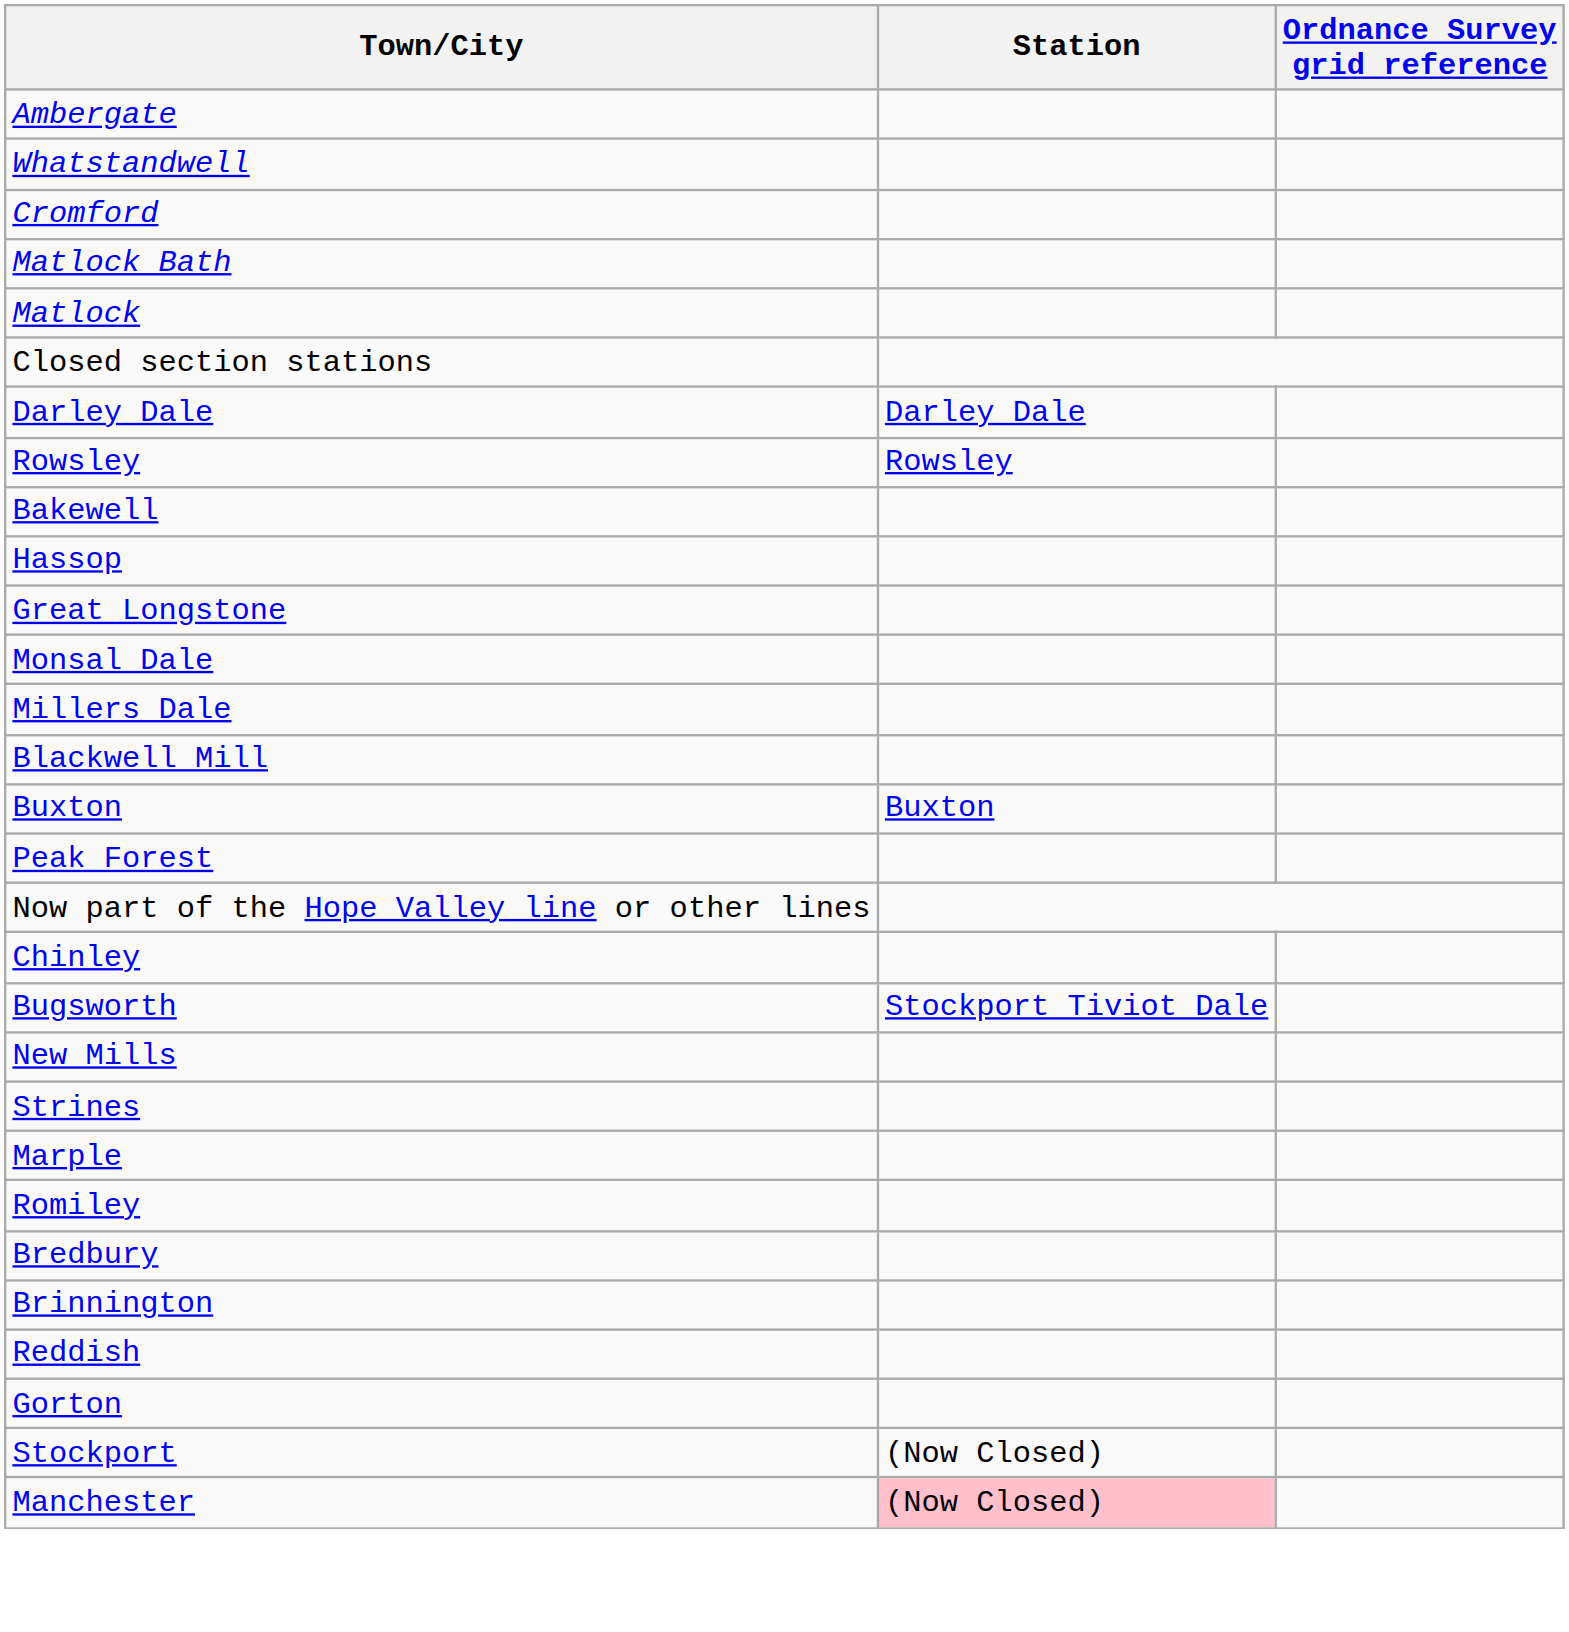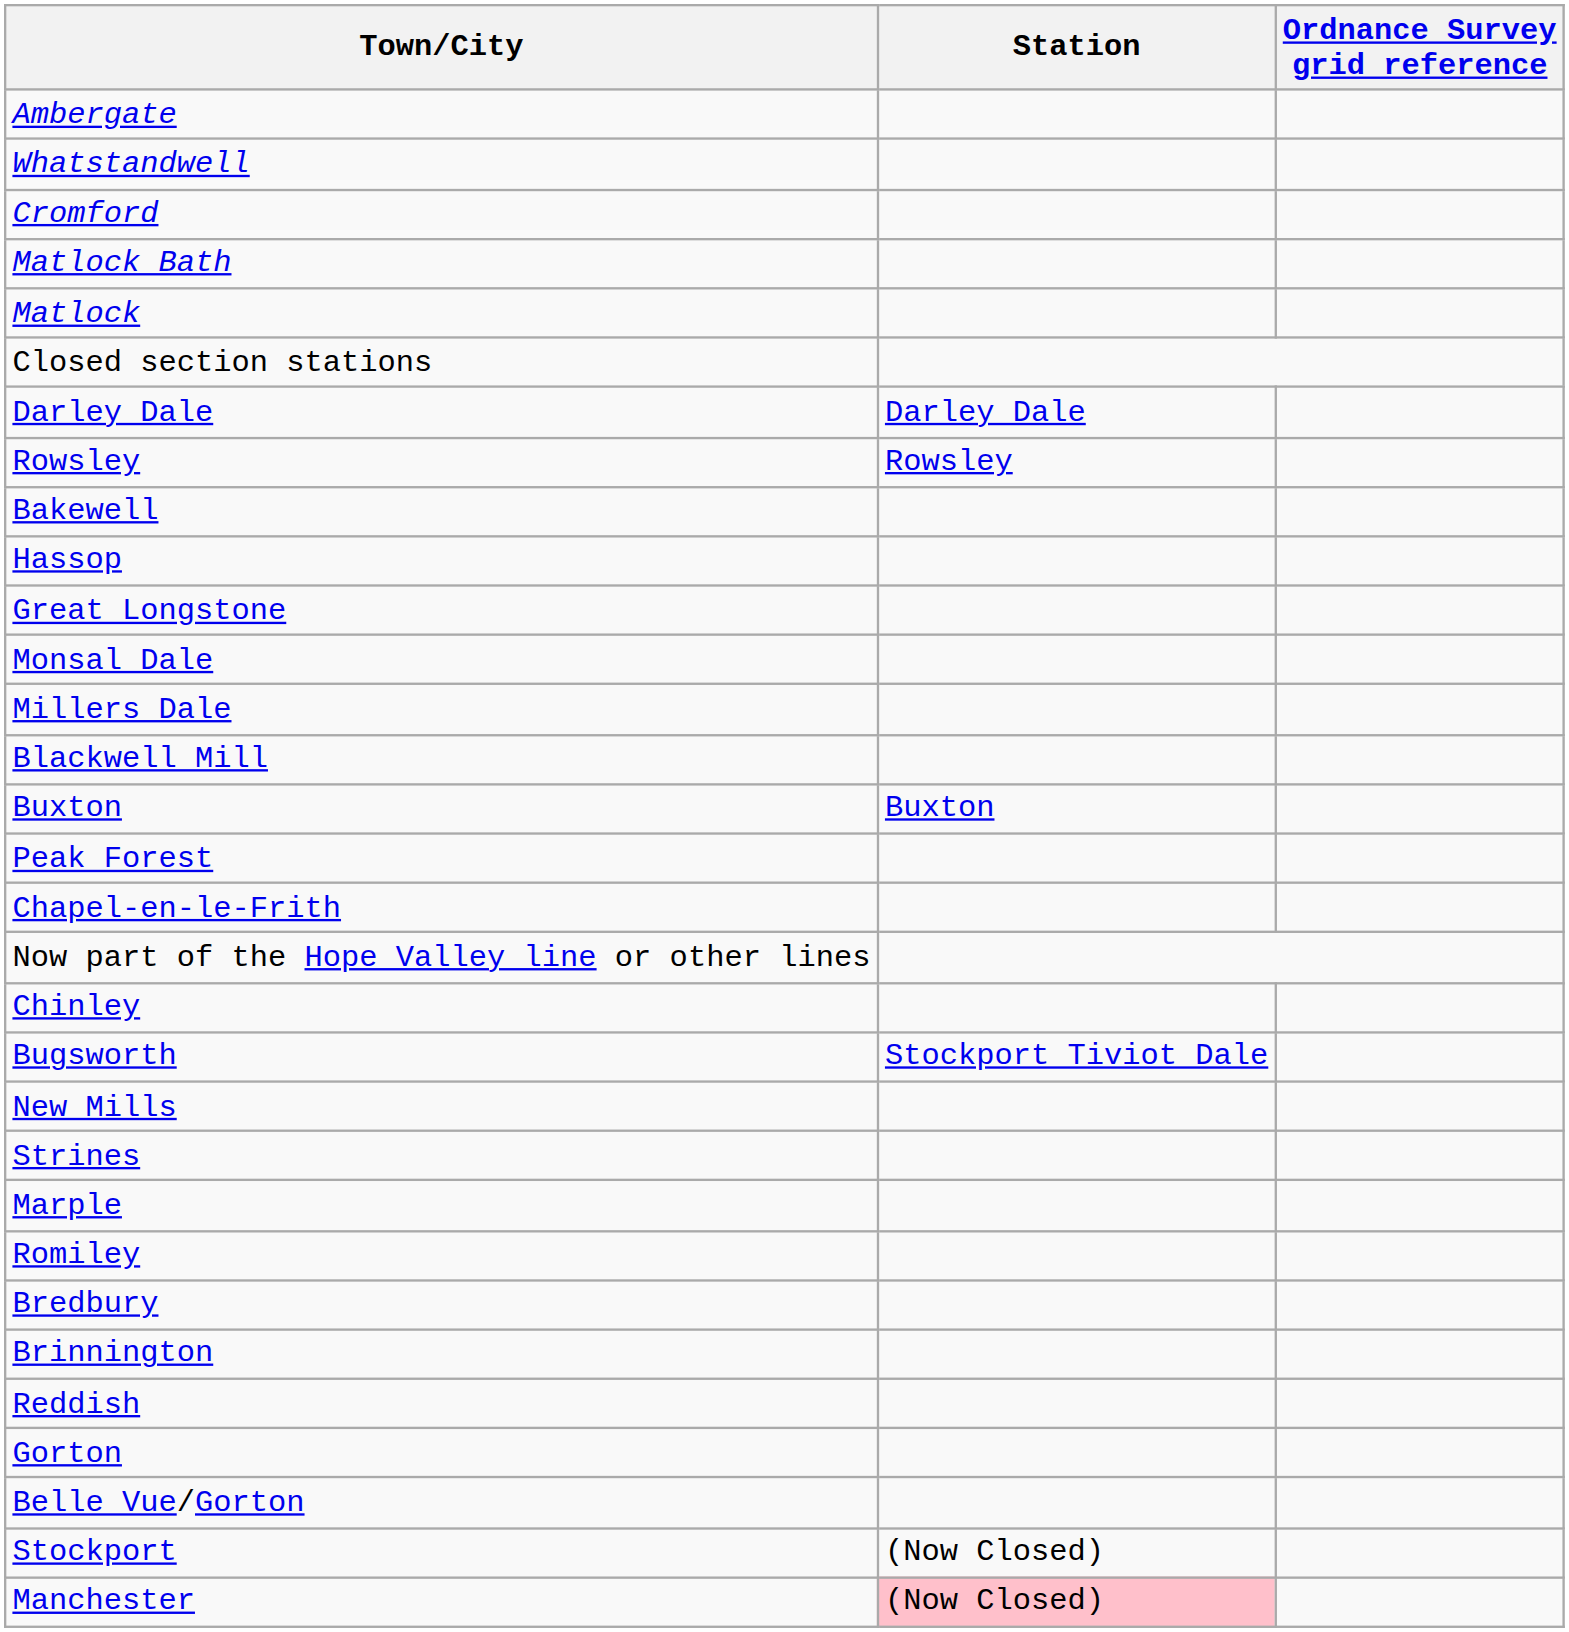+ row: (177, 908)
+ row: (158, 1503)
